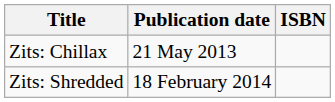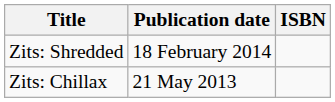rows swapped: (58, 50) <-> (66, 81)
